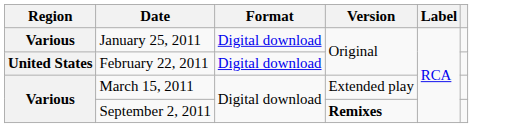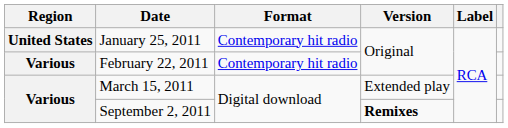(50, 39) Various -> (50, 39) United States
(270, 39) Digital download -> (288, 39) Contemporary hit radio
(50, 63) United States -> (50, 63) Various
(270, 63) Digital download -> (288, 63) Contemporary hit radio
